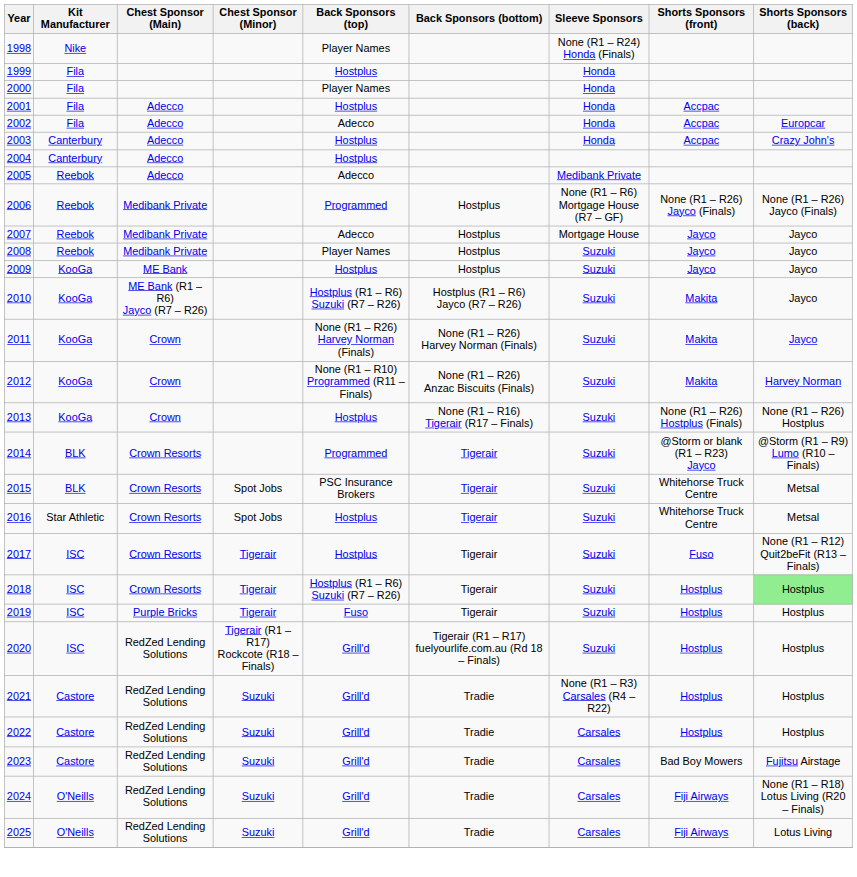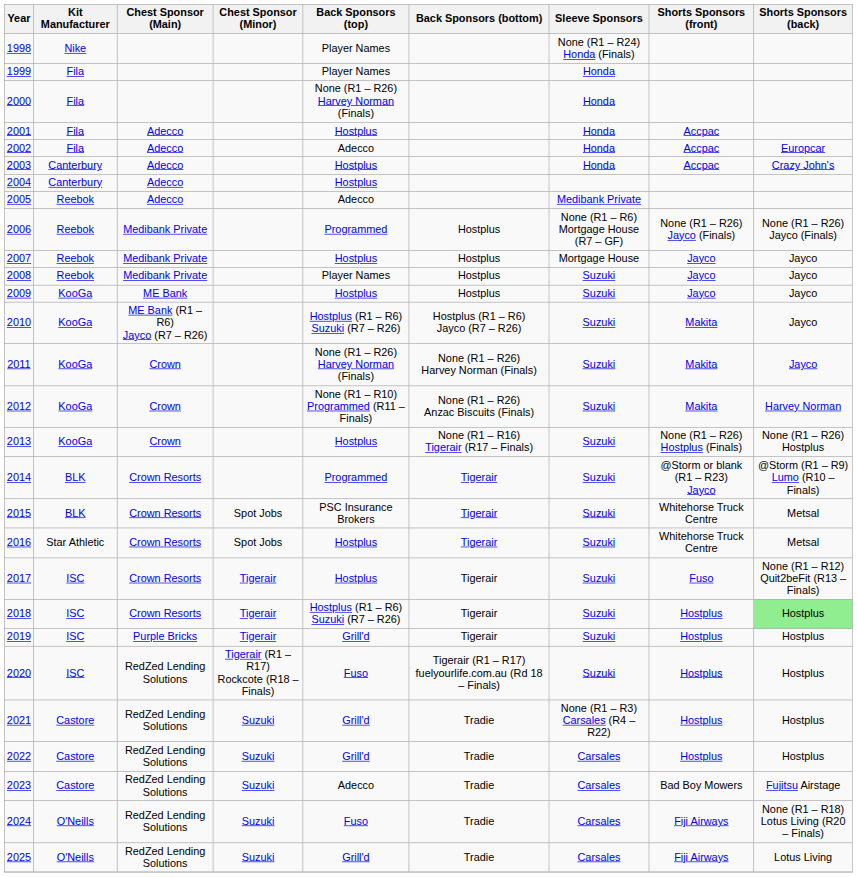(356, 72) Hostplus -> (356, 72) Player Names
(356, 89) Player Names -> (356, 101) None (R1 – R26) Harvey Norman (Finals)
(356, 234) Adecco -> (356, 259) Hostplus
(356, 613) Fuso -> (356, 637) Grill'd
(356, 648) Grill'd -> (356, 673) Fuso
(356, 761) Grill'd -> (356, 786) Adecco
(356, 797) Grill'd -> (356, 821) Fuso
